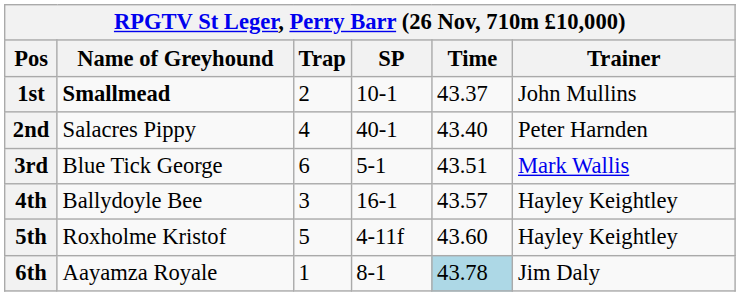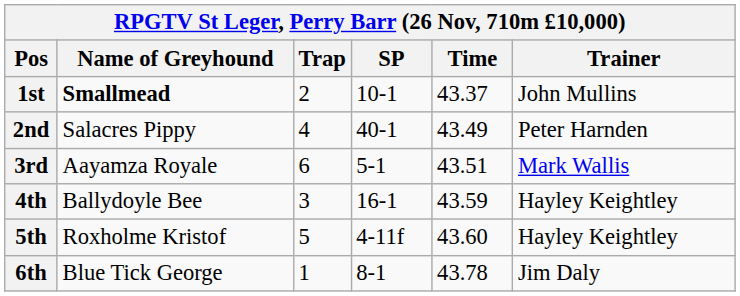(462, 129) 43.40 -> (462, 129) 43.49
(143, 165) Blue Tick George -> (140, 165) Aayamza Royale
(462, 201) 43.57 -> (462, 201) 43.59
(140, 272) Aayamza Royale -> (143, 272) Blue Tick George
(462, 272) lightblue background -> (462, 272) no background
